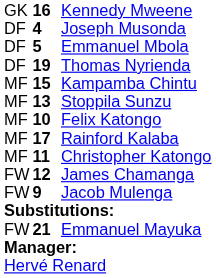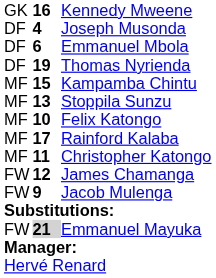(37, 47) 5 -> (37, 47) 6
(42, 229) no background -> (42, 229) lightgrey background
